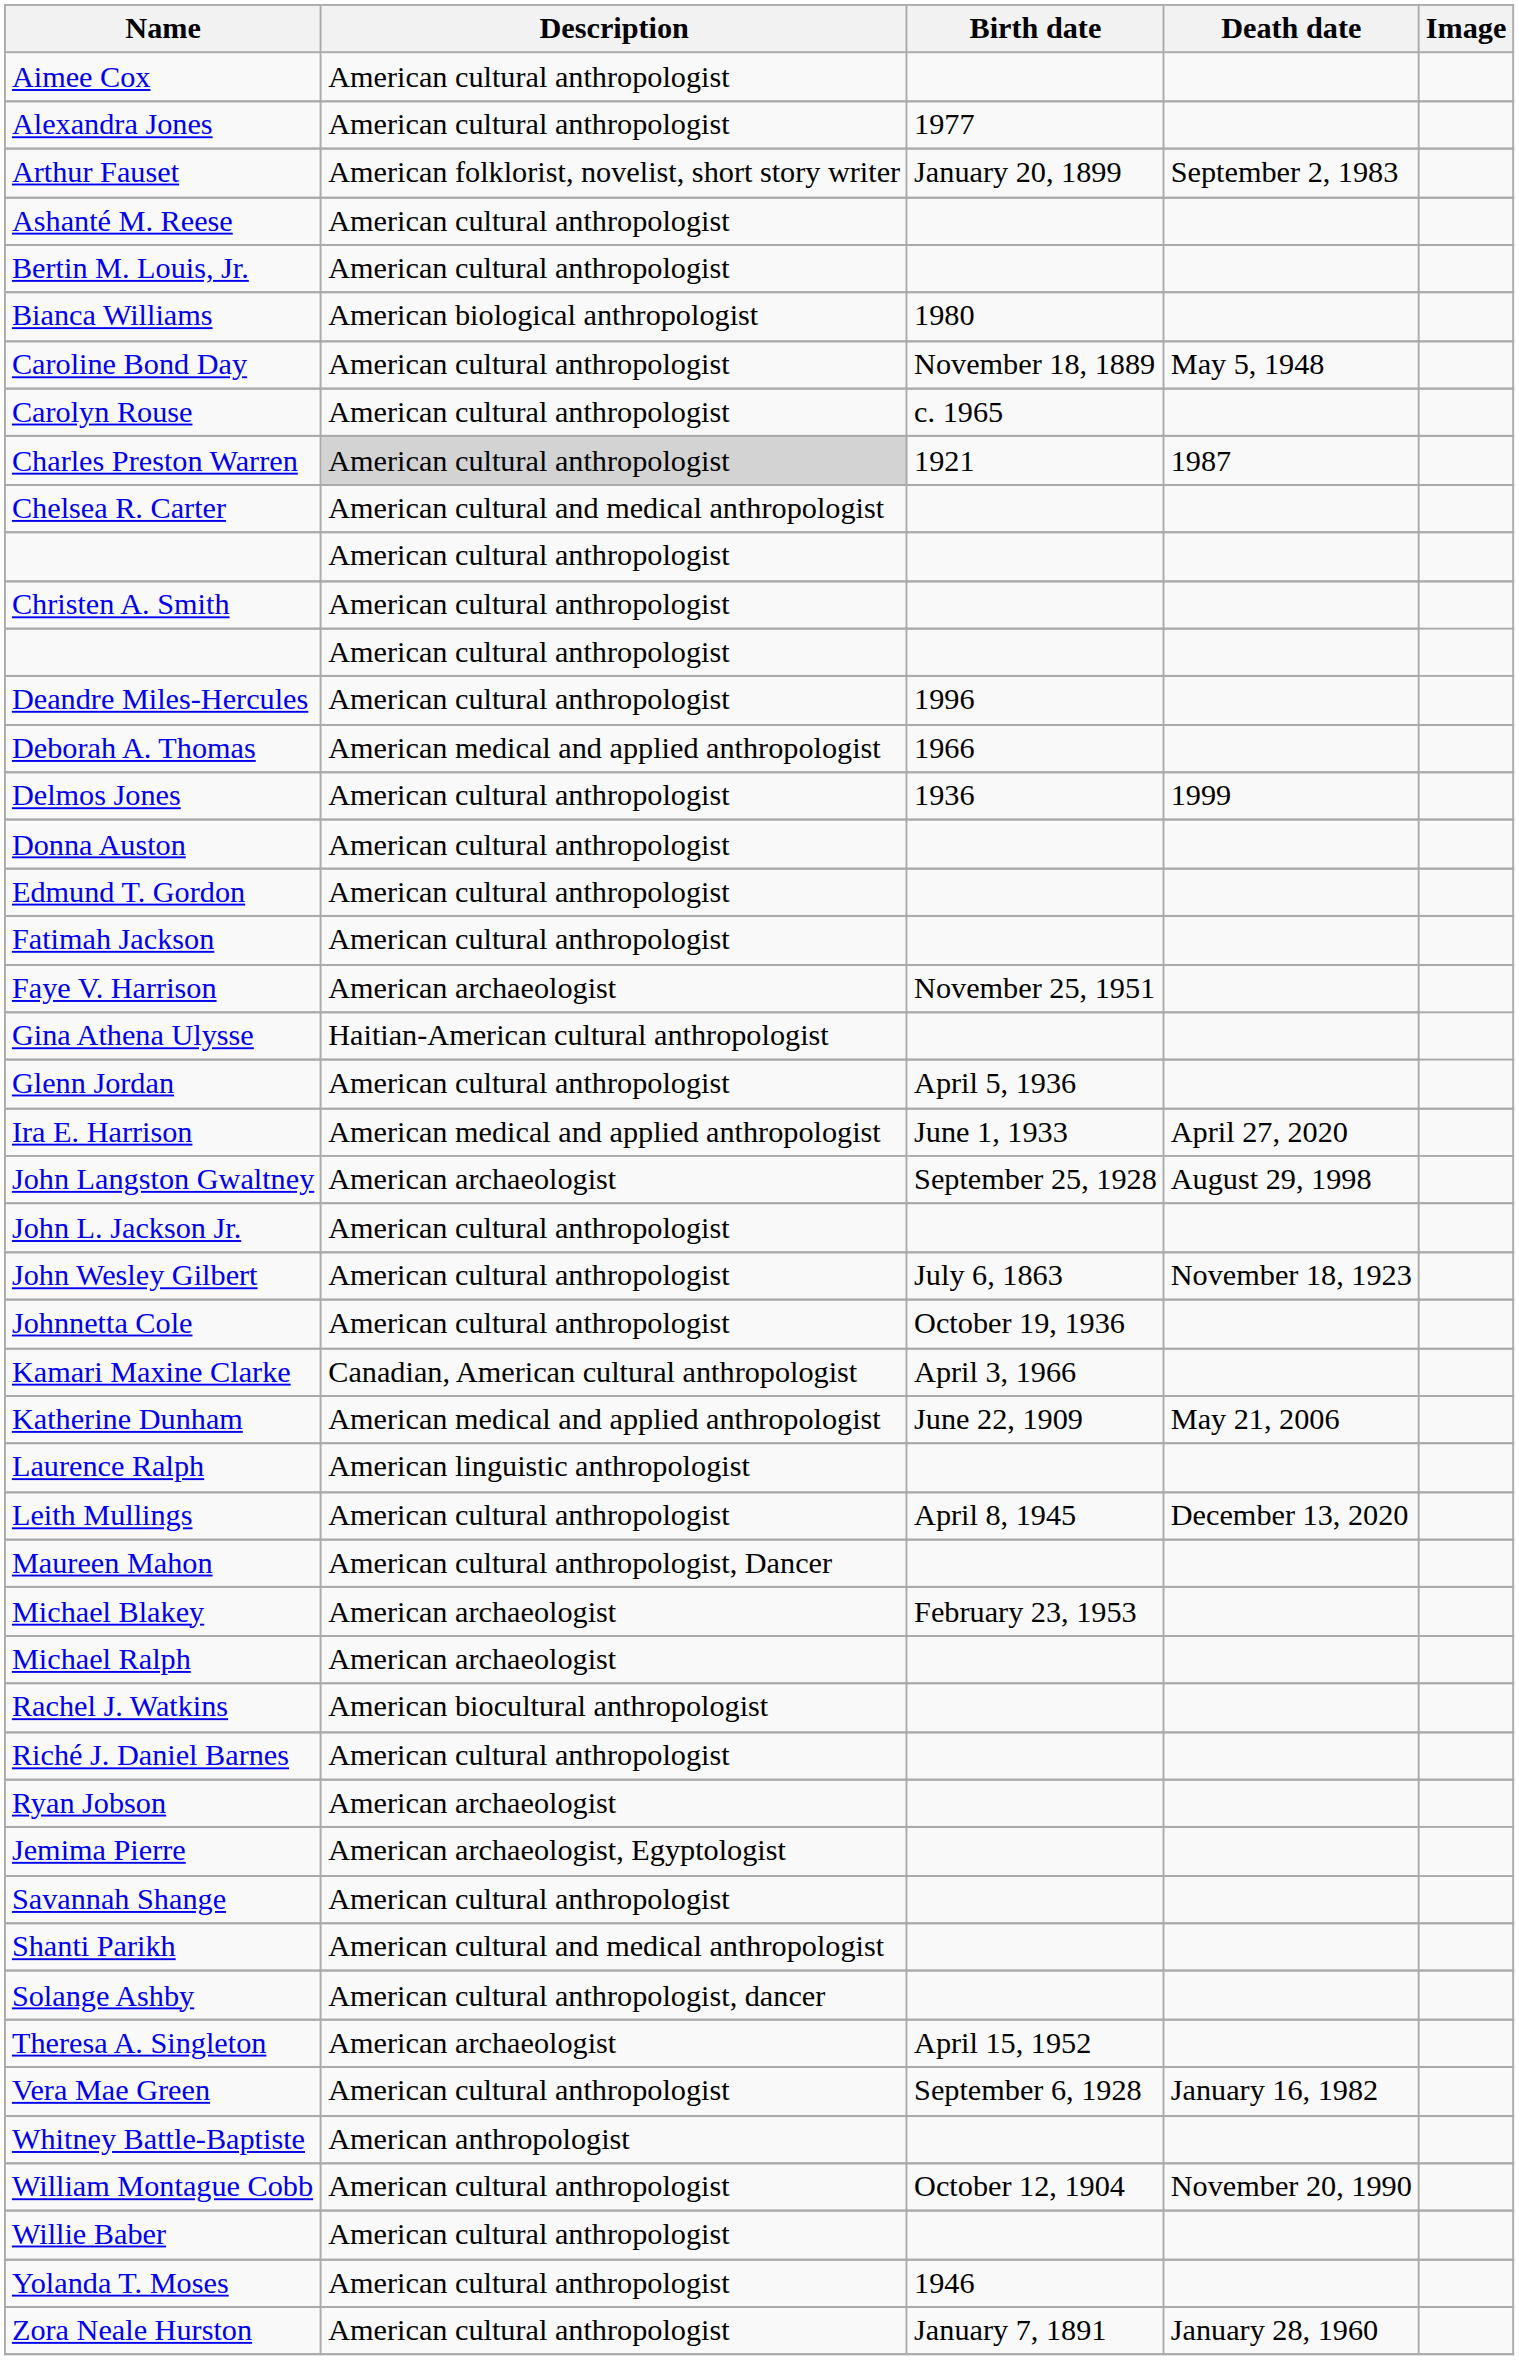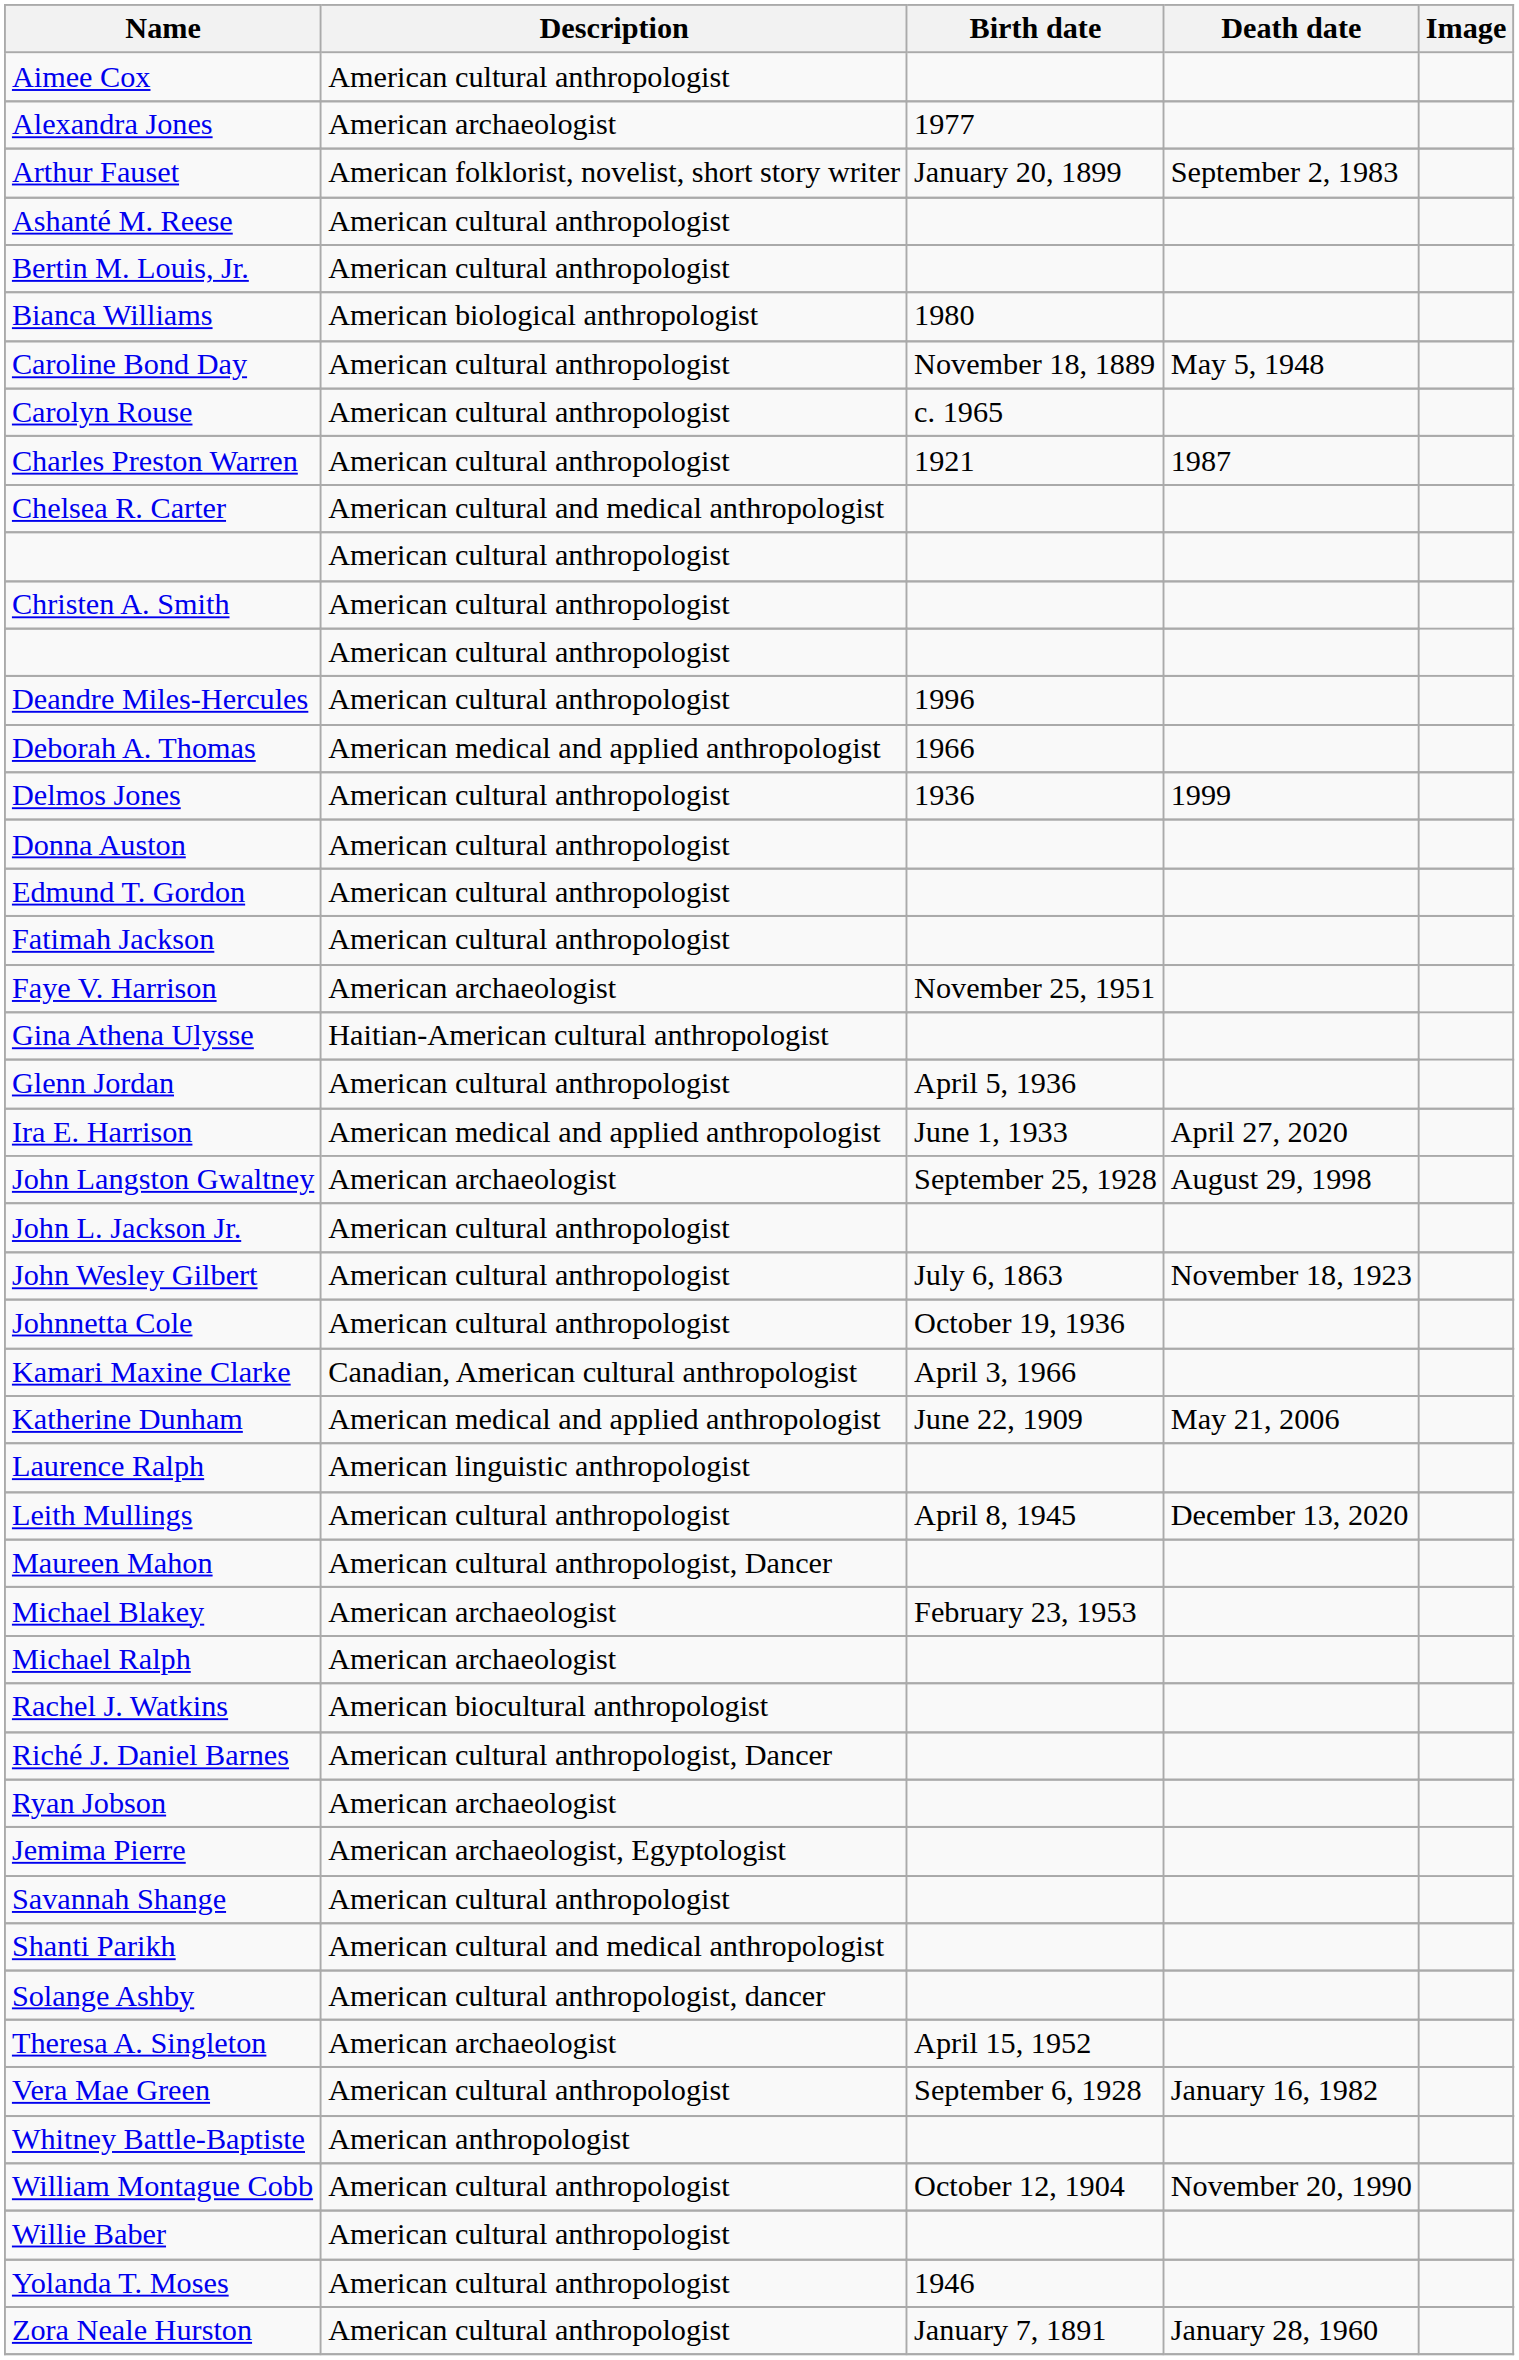(529, 124) American cultural anthropologist -> (472, 124) American archaeologist
(529, 460) lightgrey background -> (529, 460) no background
(529, 1754) American cultural anthropologist -> (580, 1754) American cultural anthropologist, Dancer
